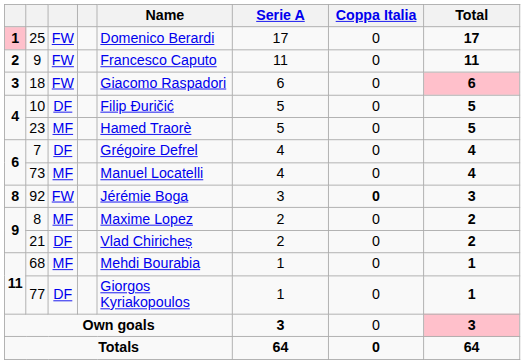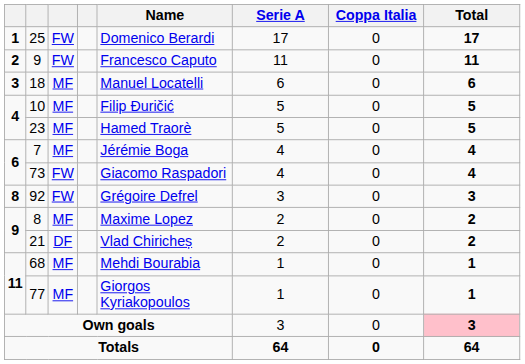(15, 38) pink background -> (15, 38) no background
(63, 83) FW -> (63, 83) MF
(163, 83) Giacomo Raspadori -> (152, 83) Manuel Locatelli
(472, 83) pink background -> (472, 83) no background
(63, 106) DF -> (63, 106) MF
(63, 151) DF -> (63, 151) MF
(149, 151) Grégoire Defrel -> (144, 151) Jérémie Boga
(63, 173) MF -> (63, 173) FW
(152, 173) Manuel Locatelli -> (163, 173) Giacomo Raspadori
(144, 196) Jérémie Boga -> (149, 196) Grégoire Defrel
(376, 196) bold -> (376, 196) normal
(63, 294) DF -> (63, 294) MF
(280, 325) bold -> (280, 325) normal
